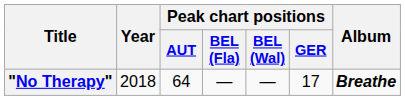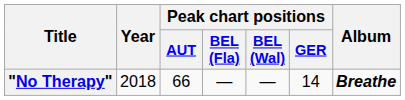(181, 82) 64 -> (181, 82) 66
(311, 82) 17 -> (311, 82) 14
